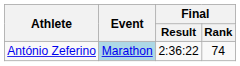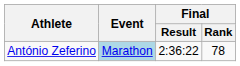(218, 52) 74 -> (218, 52) 78
